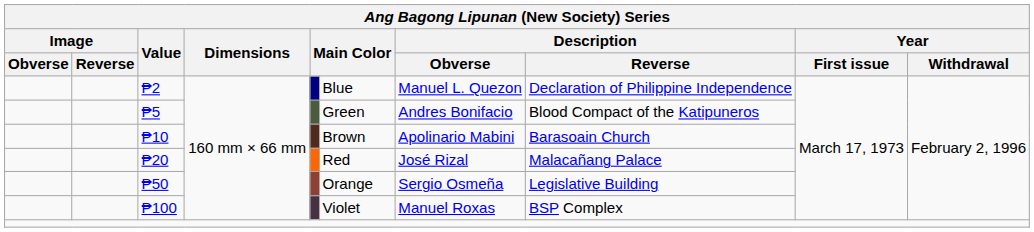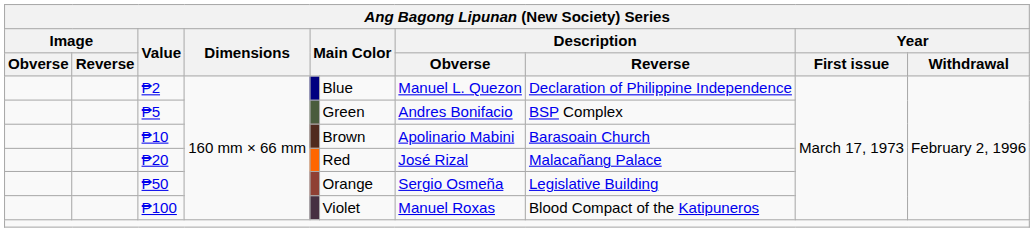(644, 112) Blood Compact of the Katipuneros -> (576, 112) BSP Complex
(576, 208) BSP Complex -> (644, 208) Blood Compact of the Katipuneros
